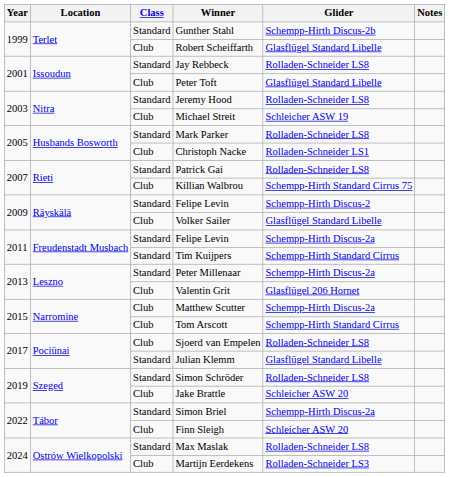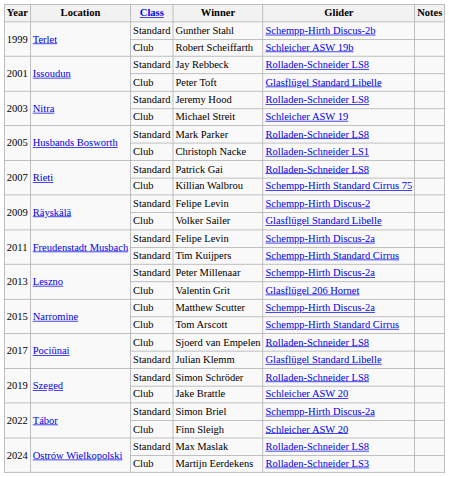(324, 48) Glasflügel Standard Libelle -> (309, 48) Schleicher ASW 19b
